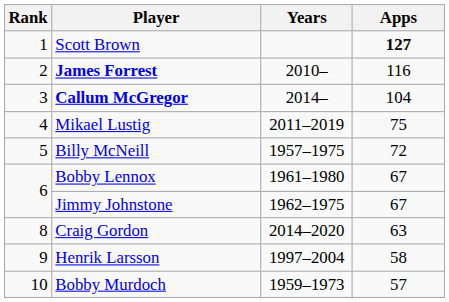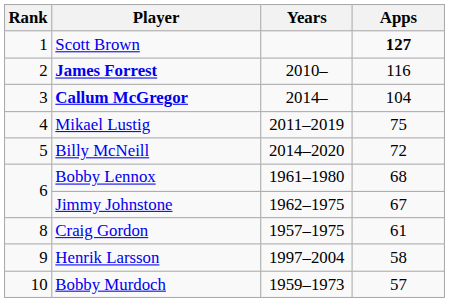(307, 151) 1957–1975 -> (307, 151) 2014–2020
(398, 177) 67 -> (398, 177) 68
(307, 230) 2014–2020 -> (307, 230) 1957–1975
(398, 230) 63 -> (398, 230) 61
